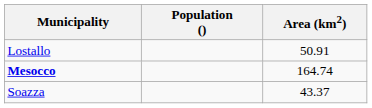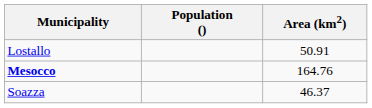(315, 71) 164.74 -> (315, 71) 164.76
(315, 92) 43.37 -> (315, 92) 46.37
